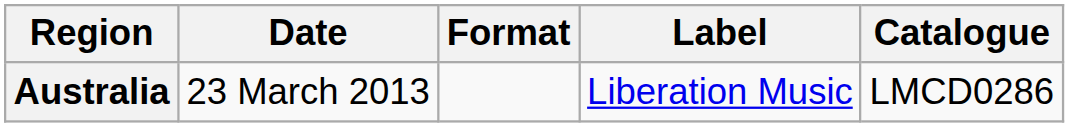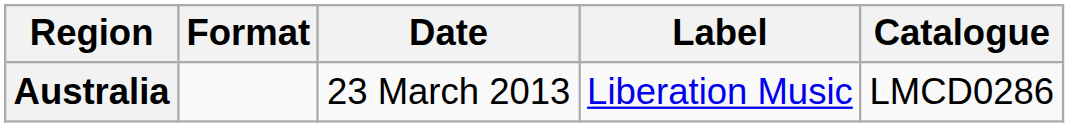columns swapped: (308, 33) <-> (508, 33)
